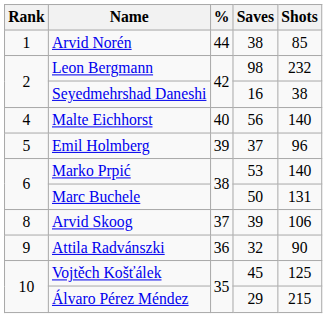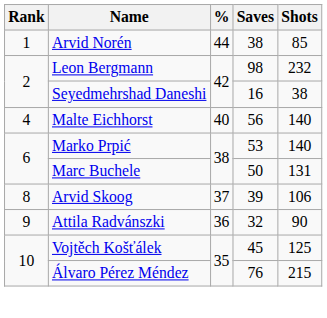- row: (101, 145)
(255, 299) 29 -> (255, 273) 76
